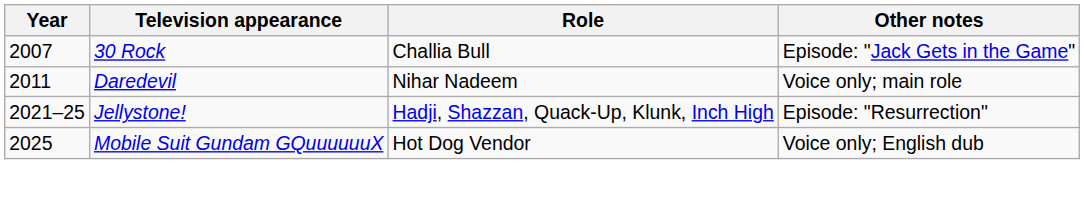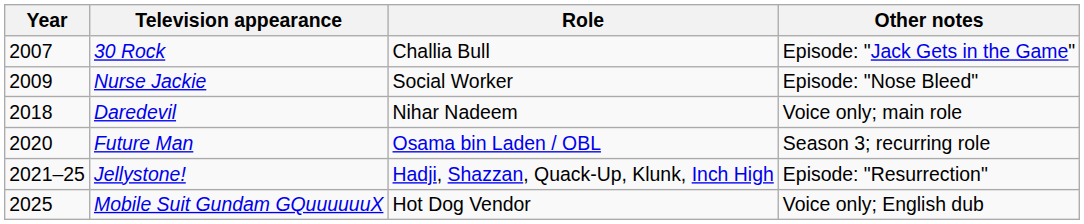+ row: (150, 82)
(30, 82) 2011 -> (31, 113) 2018
+ row: (144, 143)
